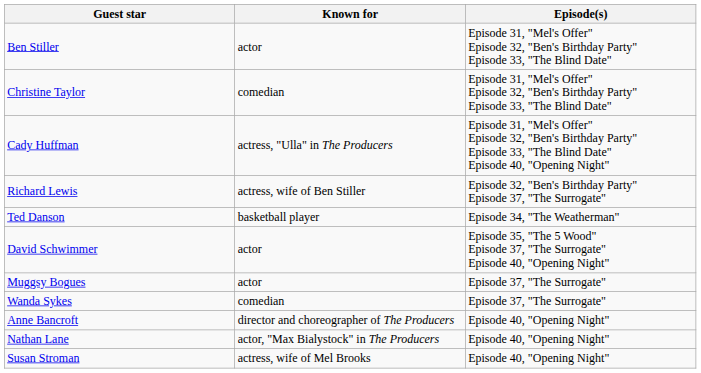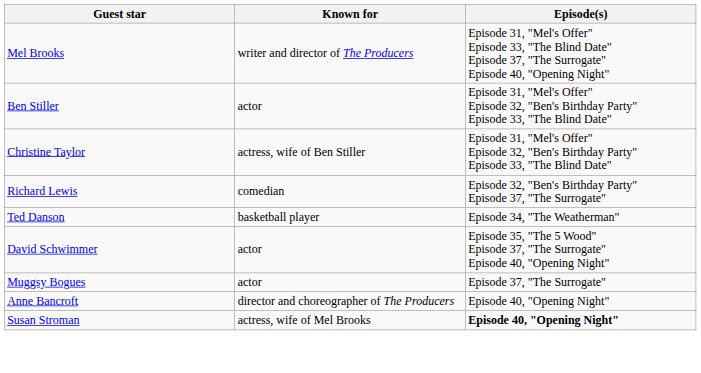+ row: (36, 53)
(261, 92) comedian -> (301, 152) actress, wife of Ben Stiller
- row: (43, 145)
(301, 191) actress, wife of Ben Stiller -> (261, 191) comedian
- row: (39, 301)
- row: (38, 339)
(539, 358) normal -> (544, 320) bold
